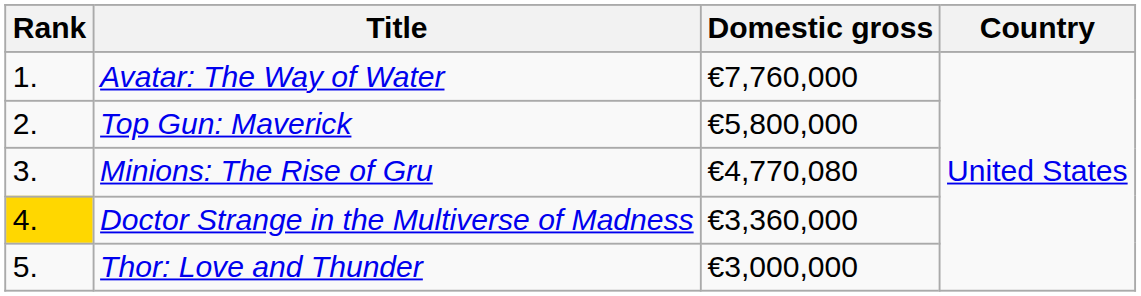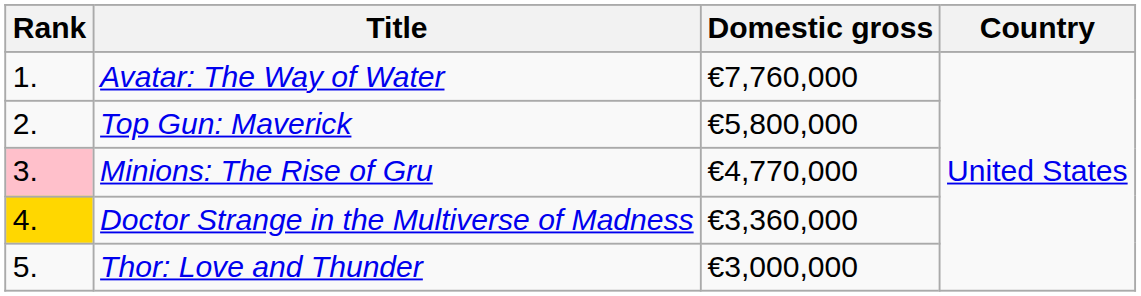(25, 171) no background -> (25, 171) pink background
(783, 171) €4,770,080 -> (783, 171) €4,770,000
